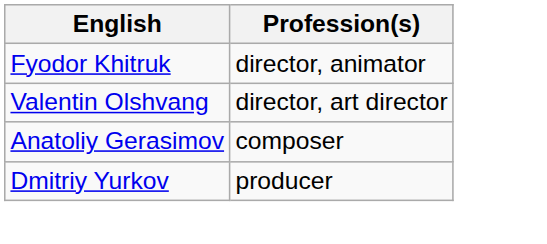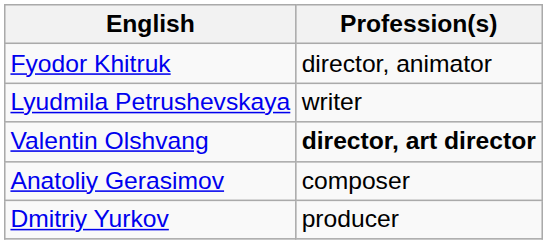+ row: (150, 102)
(342, 102) normal -> (419, 141) bold
